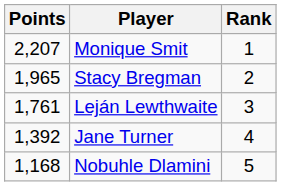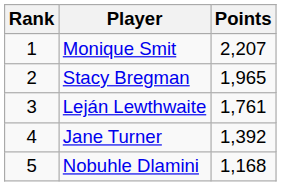columns swapped: (249, 19) <-> (37, 19)
